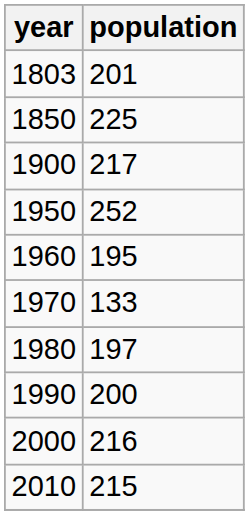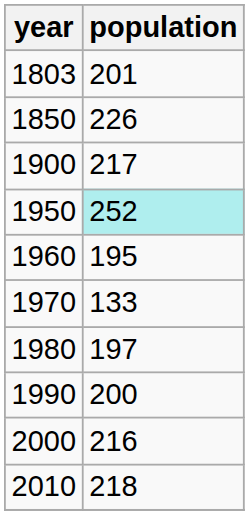(114, 119) 225 -> (114, 119) 226
(114, 211) no background -> (114, 211) paleturquoise background
(114, 486) 215 -> (114, 486) 218
